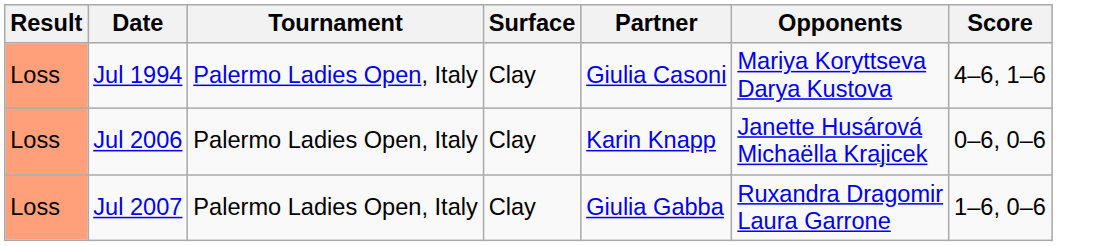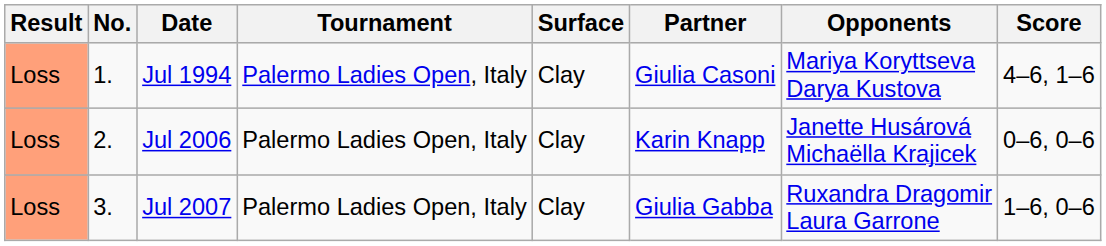+ column: (112, 23)
